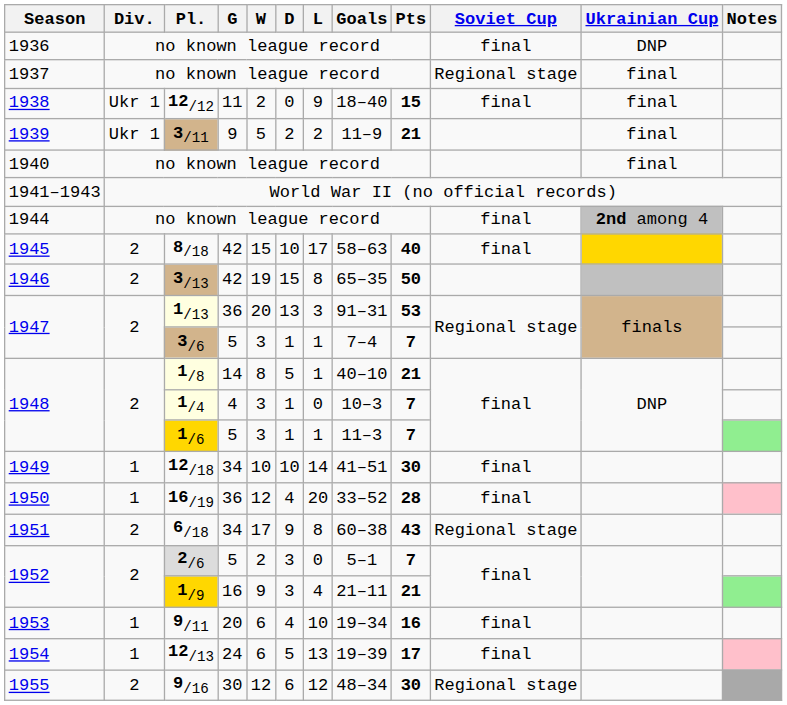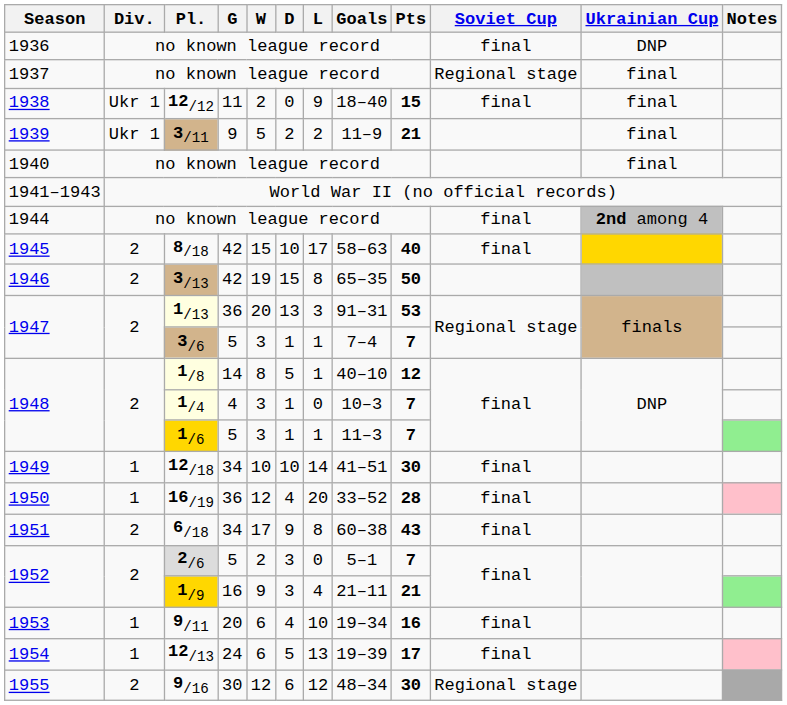(411, 374) 21 -> (411, 374) 12
(506, 529) Regional stage -> (506, 529) final
